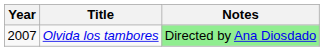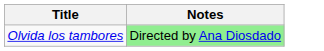- column: (22, 14)
